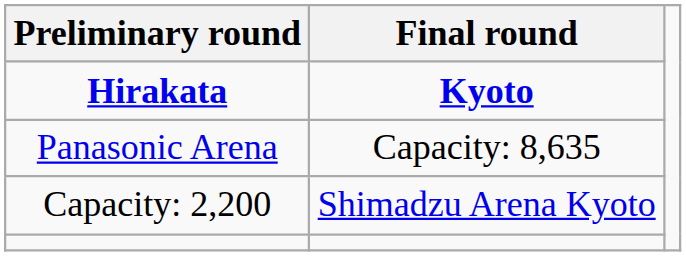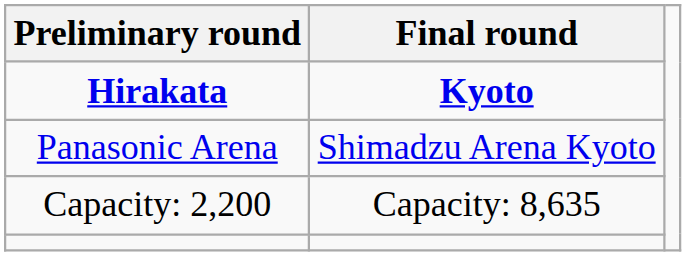(487, 147) Capacity: 8,635 -> (487, 147) Shimadzu Arena Kyoto
(487, 204) Shimadzu Arena Kyoto -> (487, 204) Capacity: 8,635
